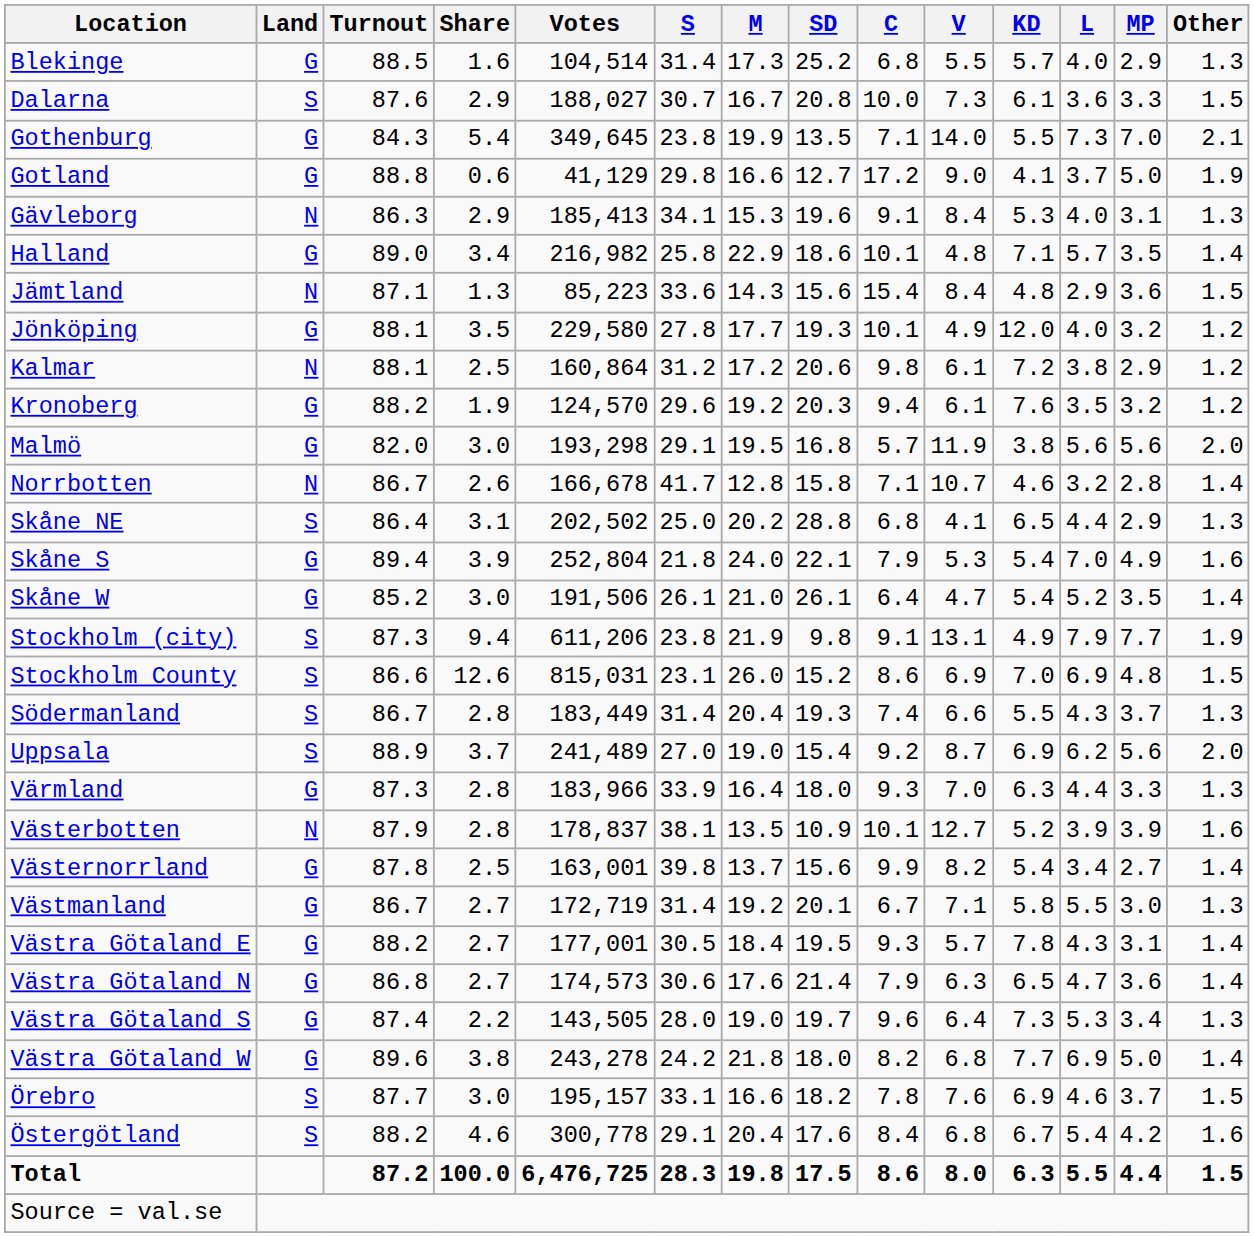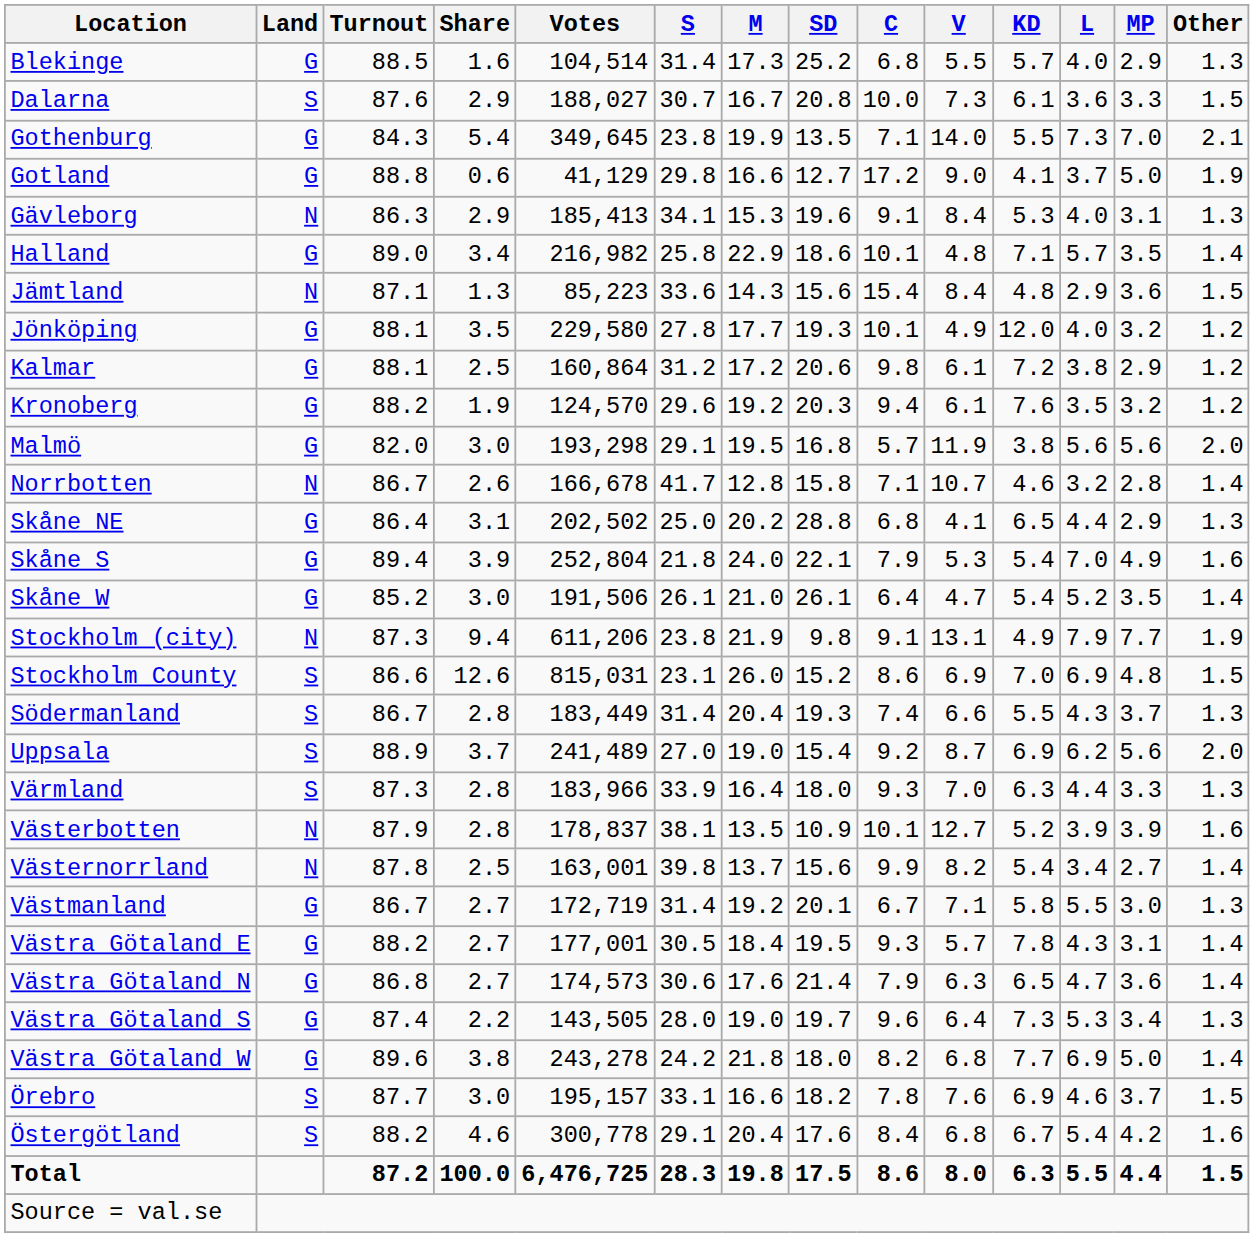(311, 369) N -> (311, 369) G
(311, 523) S -> (311, 523) G
(311, 638) S -> (311, 638) N
(311, 791) G -> (311, 791) S
(311, 868) G -> (311, 868) N
